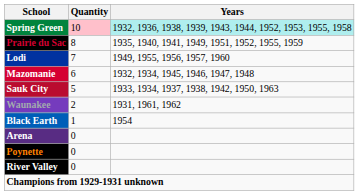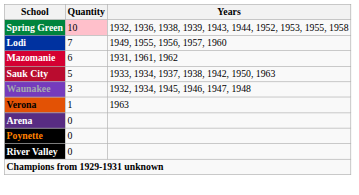(232, 27) paleturquoise background -> (229, 27) no background
- row: (36, 43)
(183, 74) 1932, 1934, 1945, 1946, 1947, 1948 -> (144, 58) 1931, 1961, 1962
(73, 105) 2 -> (70, 89) 3
(147, 105) 1931, 1961, 1962 -> (180, 89) 1932, 1934, 1945, 1946, 1947, 1948
- row: (32, 120)
+ row: (21, 105)
